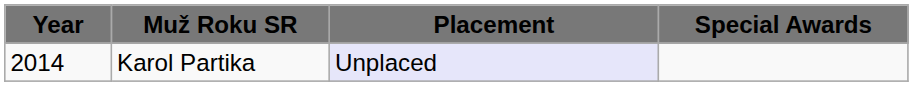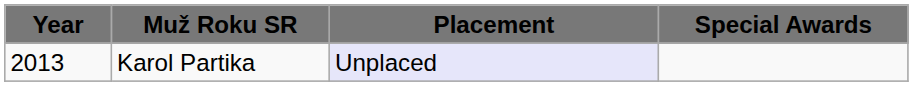(37, 62) 2014 -> (37, 62) 2013
